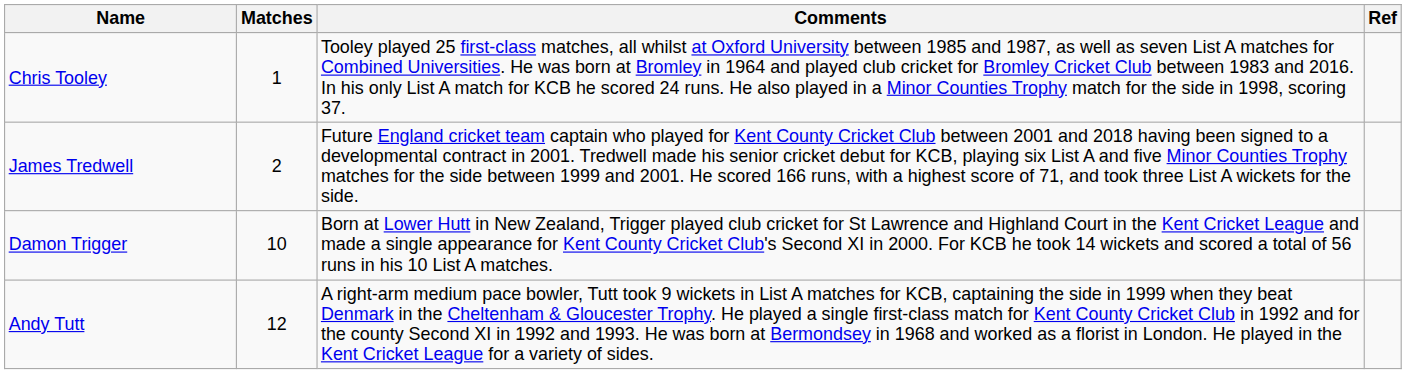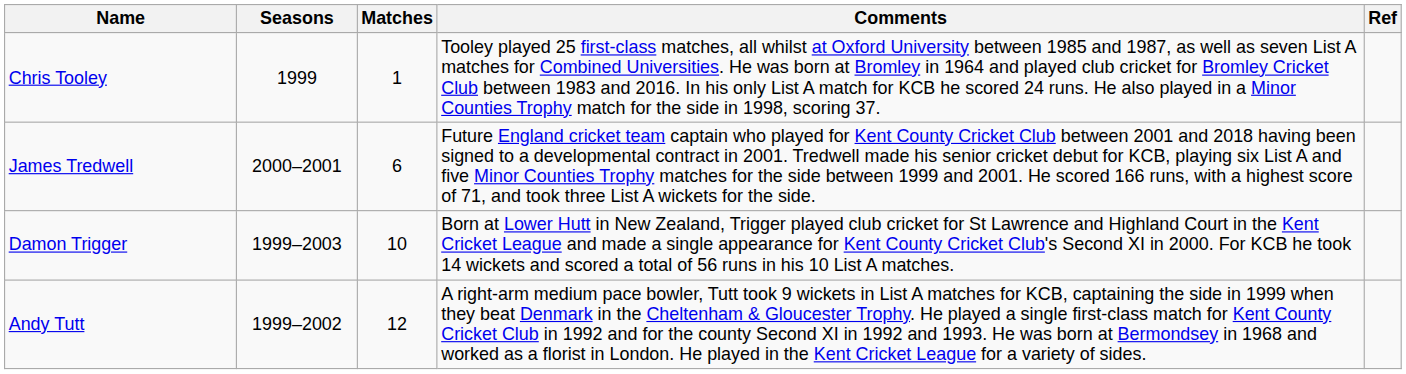+ column: (297, 18)
(277, 166) 2 -> (397, 166) 6
